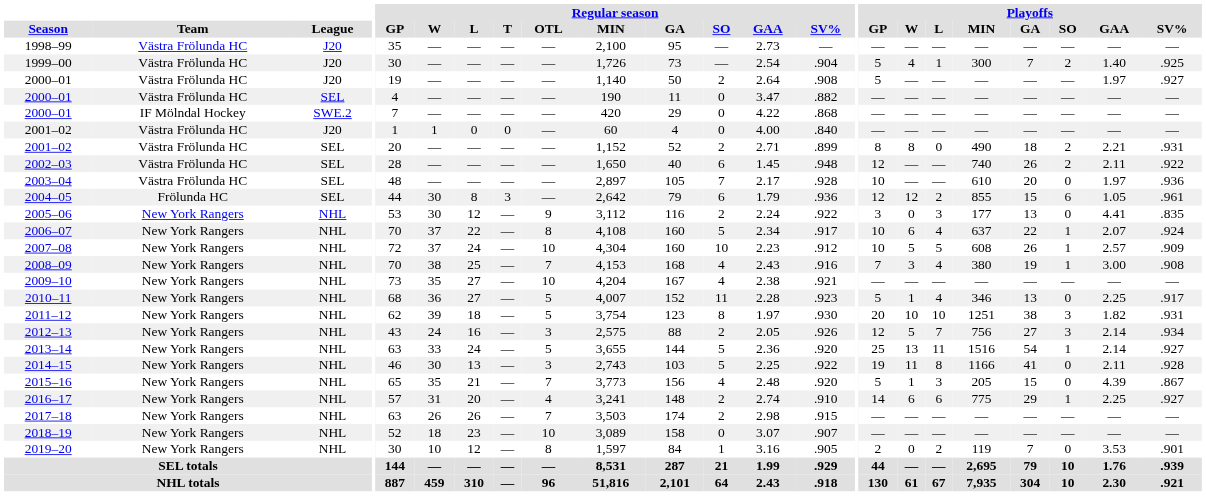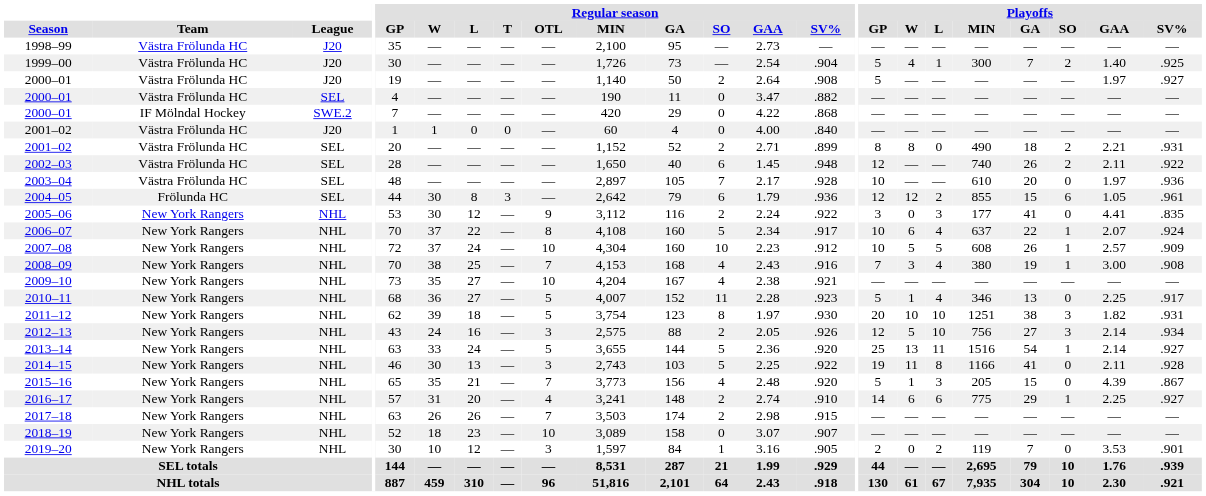(1030, 214) 13 -> (1030, 214) 41
(939, 331) 7 -> (939, 331) 10
(548, 449) 8 -> (548, 449) 3
